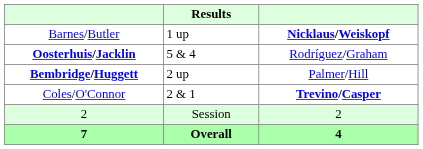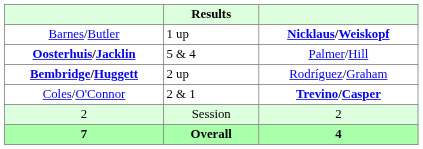(338, 54) Rodríguez/Graham -> (338, 54) Palmer/Hill
(338, 74) Palmer/Hill -> (338, 74) Rodríguez/Graham
